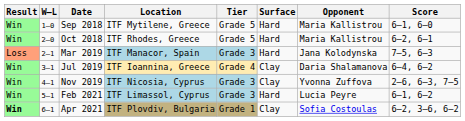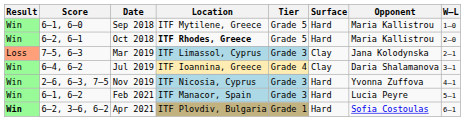columns swapped: (49, 11) <-> (425, 11)
(153, 39) normal -> (205, 39) bold
(153, 53) ITF Manacor, Spain -> (210, 53) ITF Limassol, Cyprus
(270, 53) Hard -> (321, 53) Clay
(270, 81) Clay -> (321, 81) Hard
(158, 95) ITF Limassol, Cyprus -> (205, 95) ITF Manacor, Spain
(270, 109) Clay -> (321, 109) Hard
